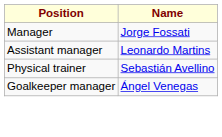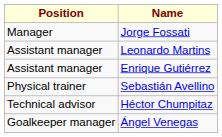+ row: (166, 68)
+ row: (167, 104)
